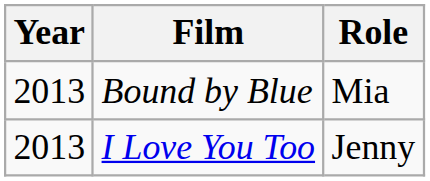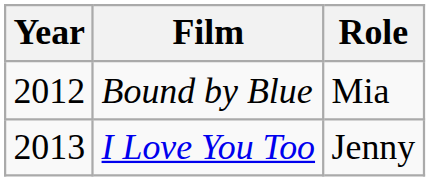(49, 89) 2013 -> (49, 89) 2012
